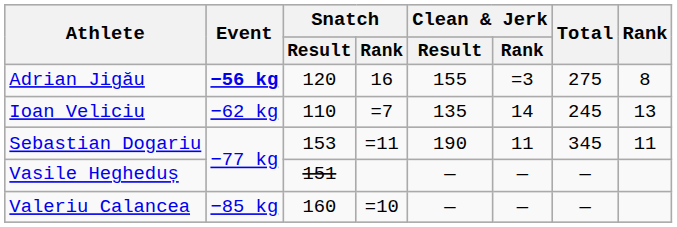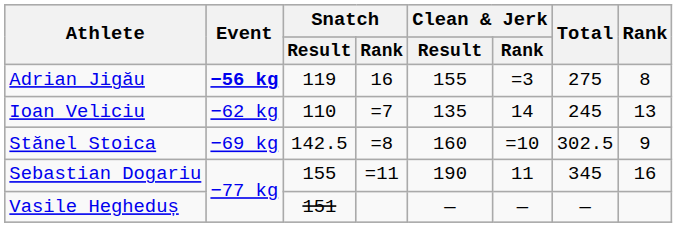(319, 80) 120 -> (319, 80) 119
+ row: (83, 143)
(319, 143) 153 -> (319, 175) 155
(645, 143) 11 -> (645, 175) 16
- row: (100, 207)
